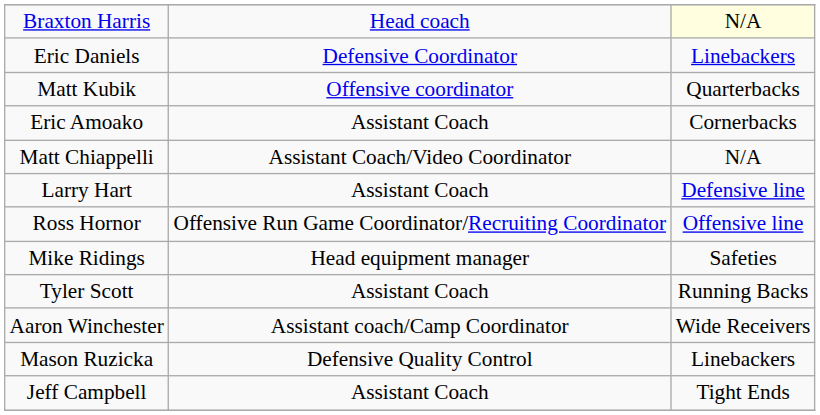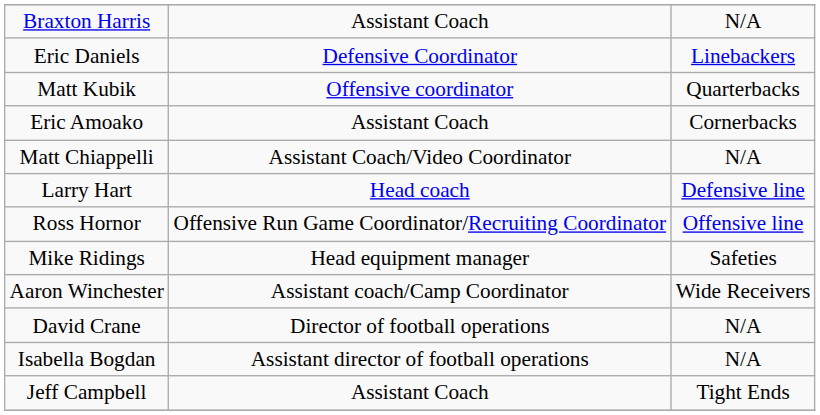(420, 21) Head coach -> (420, 21) Assistant Coach
(743, 21) lightyellow background -> (743, 21) no background
(420, 190) Assistant Coach -> (420, 190) Head coach
- row: (87, 291)
- row: (87, 358)
+ row: (87, 325)
+ row: (87, 358)
